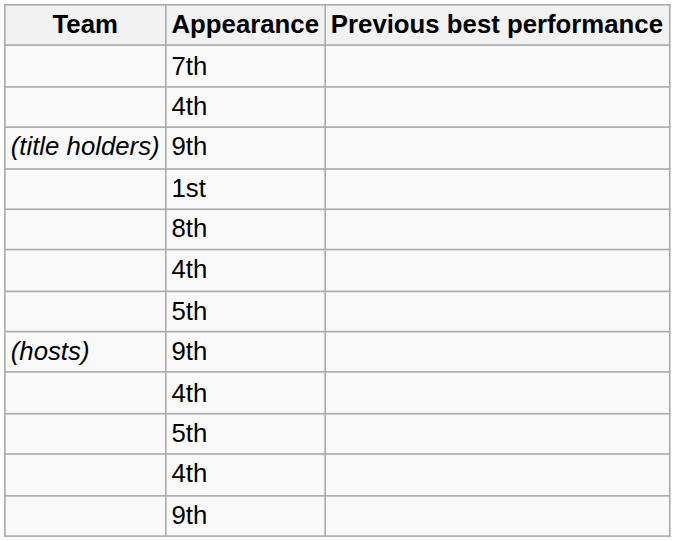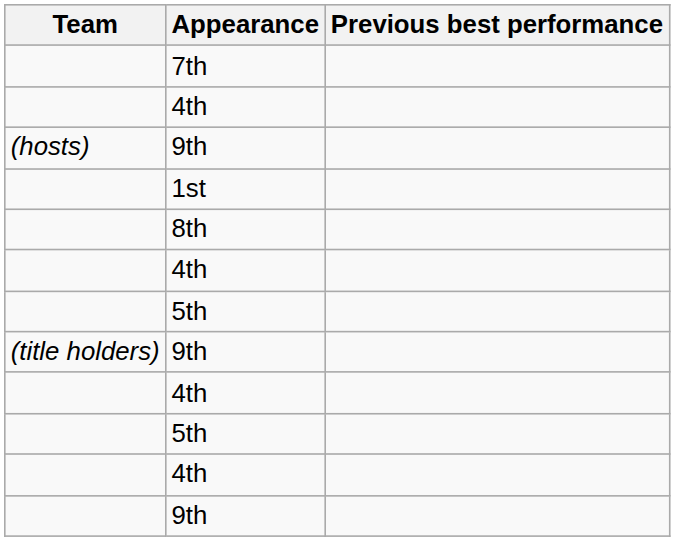rows swapped: (50, 351) <-> (85, 147)
